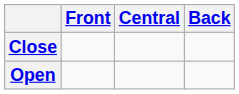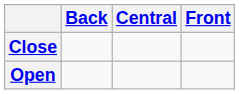columns swapped: (88, 18) <-> (209, 18)
